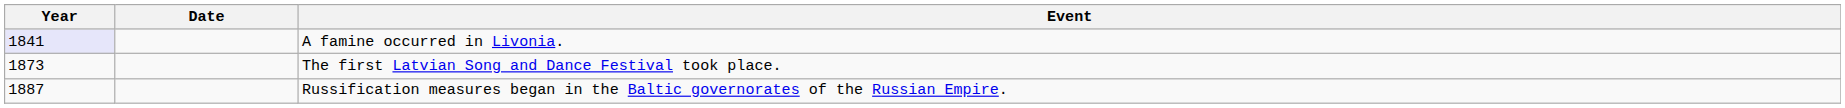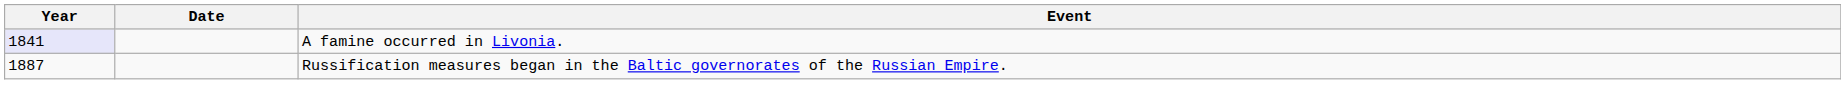- row: (542, 66)
